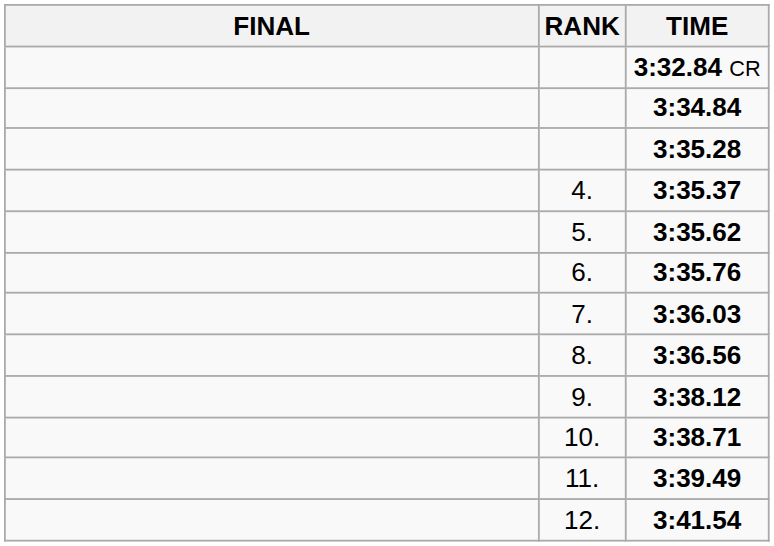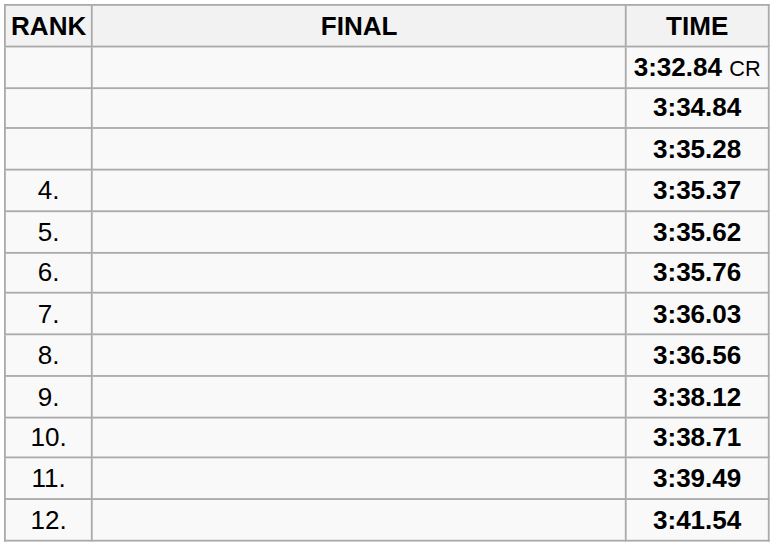columns swapped: (582, 26) <-> (272, 26)
